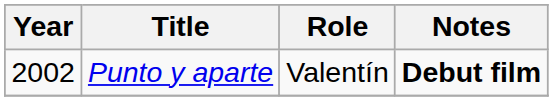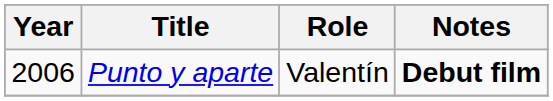(43, 72) 2002 -> (43, 72) 2006
